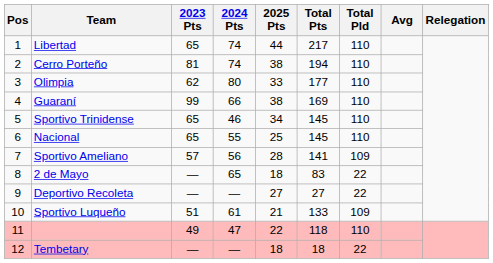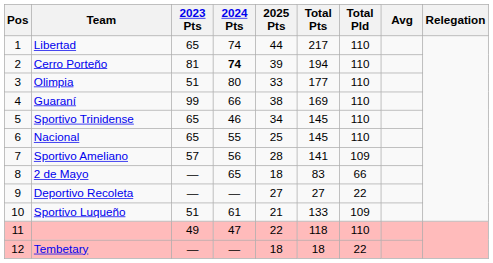(234, 63) normal -> (234, 63) bold
(276, 63) 38 -> (276, 63) 39
(193, 82) 62 -> (193, 82) 51
(360, 175) 22 -> (360, 175) 66
